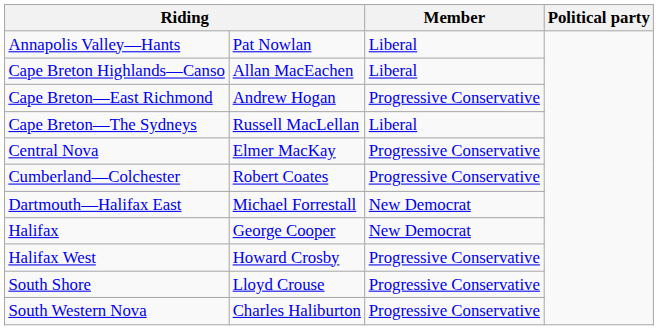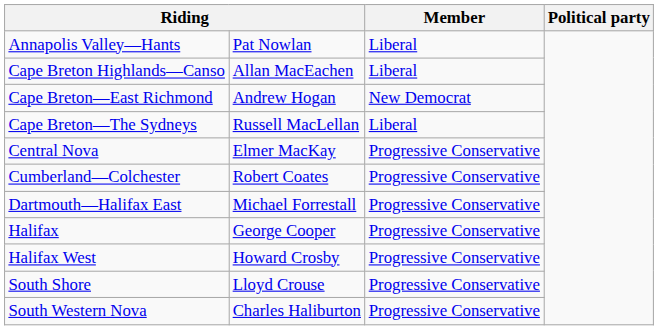(454, 97) Progressive Conservative -> (420, 97) New Democrat
(420, 204) New Democrat -> (454, 204) Progressive Conservative
(420, 230) New Democrat -> (454, 230) Progressive Conservative
